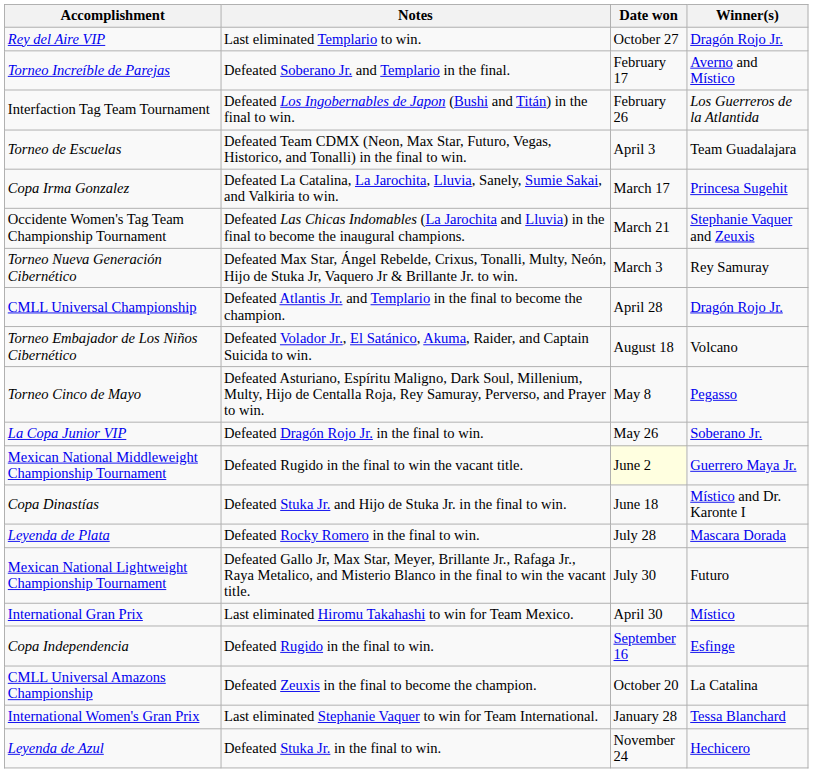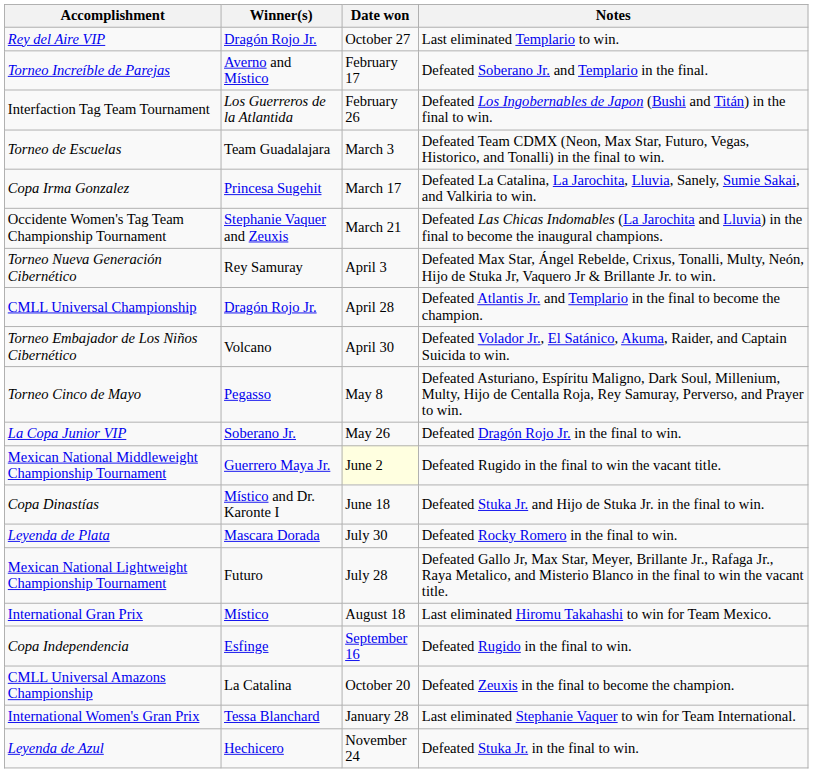columns swapped: (747, 16) <-> (415, 16)
(634, 149) April 3 -> (370, 149) March 3
(638, 267) March 3 -> (366, 267) April 3
(644, 346) August 18 -> (370, 346) April 30
(635, 535) July 28 -> (366, 535) July 30
(635, 575) July 30 -> (366, 575) July 28
(638, 614) April 30 -> (375, 614) August 18
